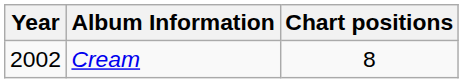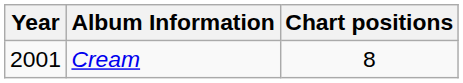(35, 58) 2002 -> (35, 58) 2001
